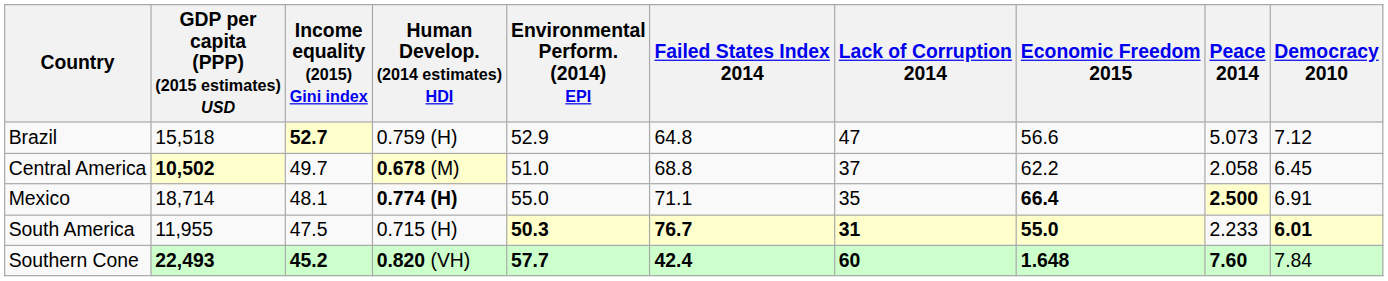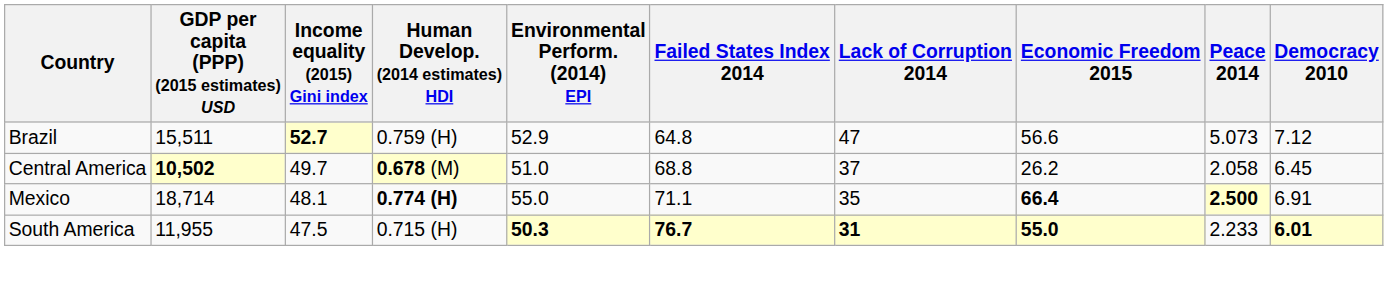(185, 137) 15,518 -> (184, 137) 15,511
(1040, 168) 62.2 -> (1040, 168) 26.2
- row: (74, 260)
